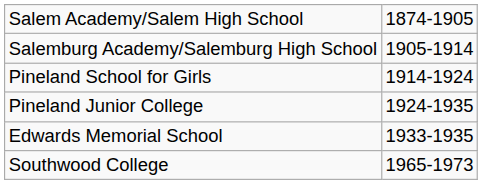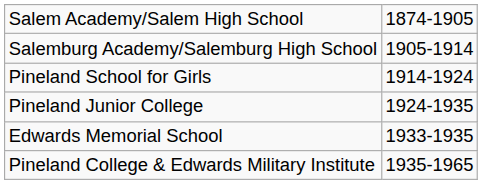+ row: (192, 164)
- row: (89, 164)
